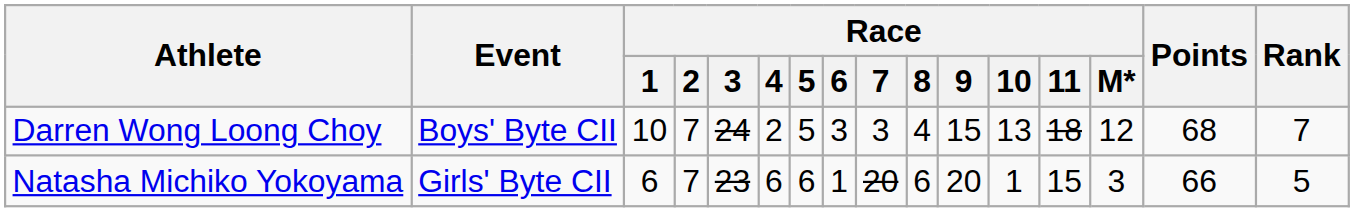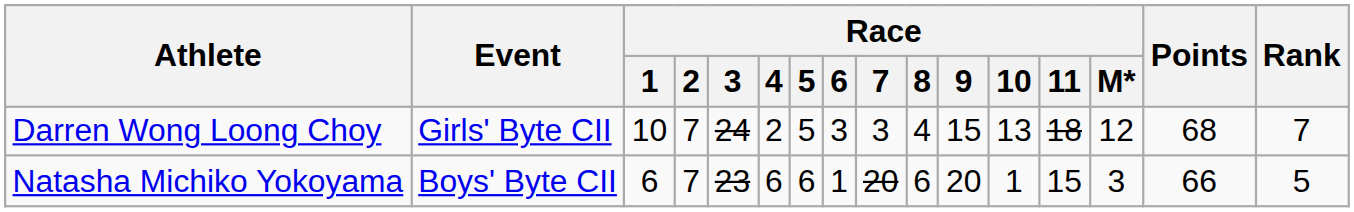(518, 131) Boys' Byte CII -> (515, 131) Girls' Byte CII
(515, 181) Girls' Byte CII -> (518, 181) Boys' Byte CII
